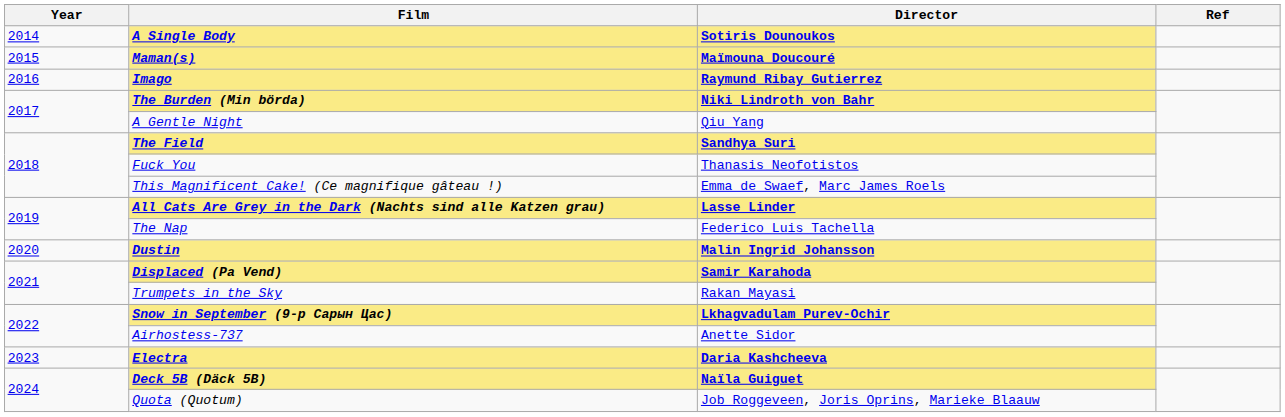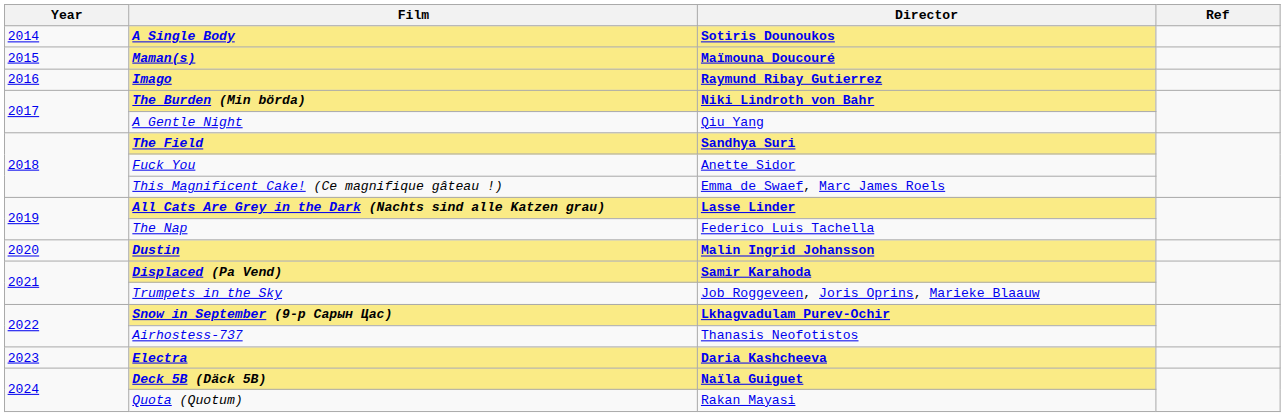(780, 165) Thanasis Neofotistos -> (748, 165) Anette Sidor
(748, 293) Rakan Mayasi -> (870, 293) Job Roggeveen, Joris Oprins, Marieke Blaauw
(748, 336) Anette Sidor -> (780, 336) Thanasis Neofotistos
(870, 400) Job Roggeveen, Joris Oprins, Marieke Blaauw -> (748, 400) Rakan Mayasi
